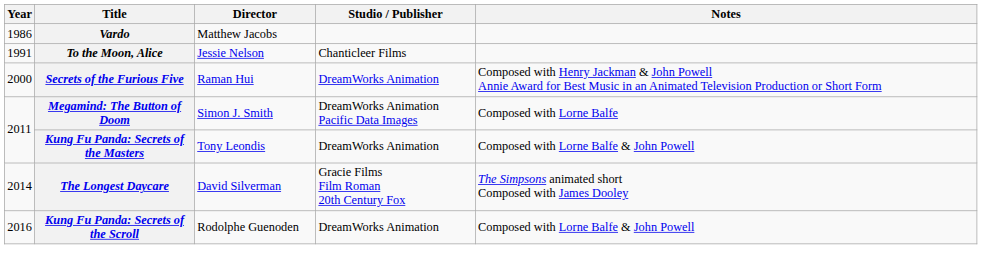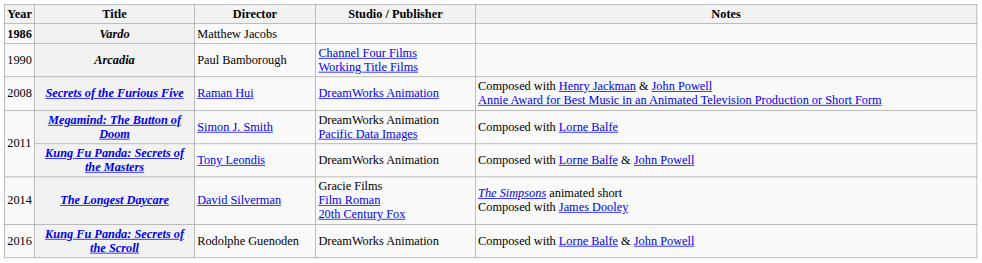(20, 33) normal -> (20, 33) bold
+ row: (115, 60)
- row: (115, 53)
(20, 79) 2000 -> (20, 93) 2008
